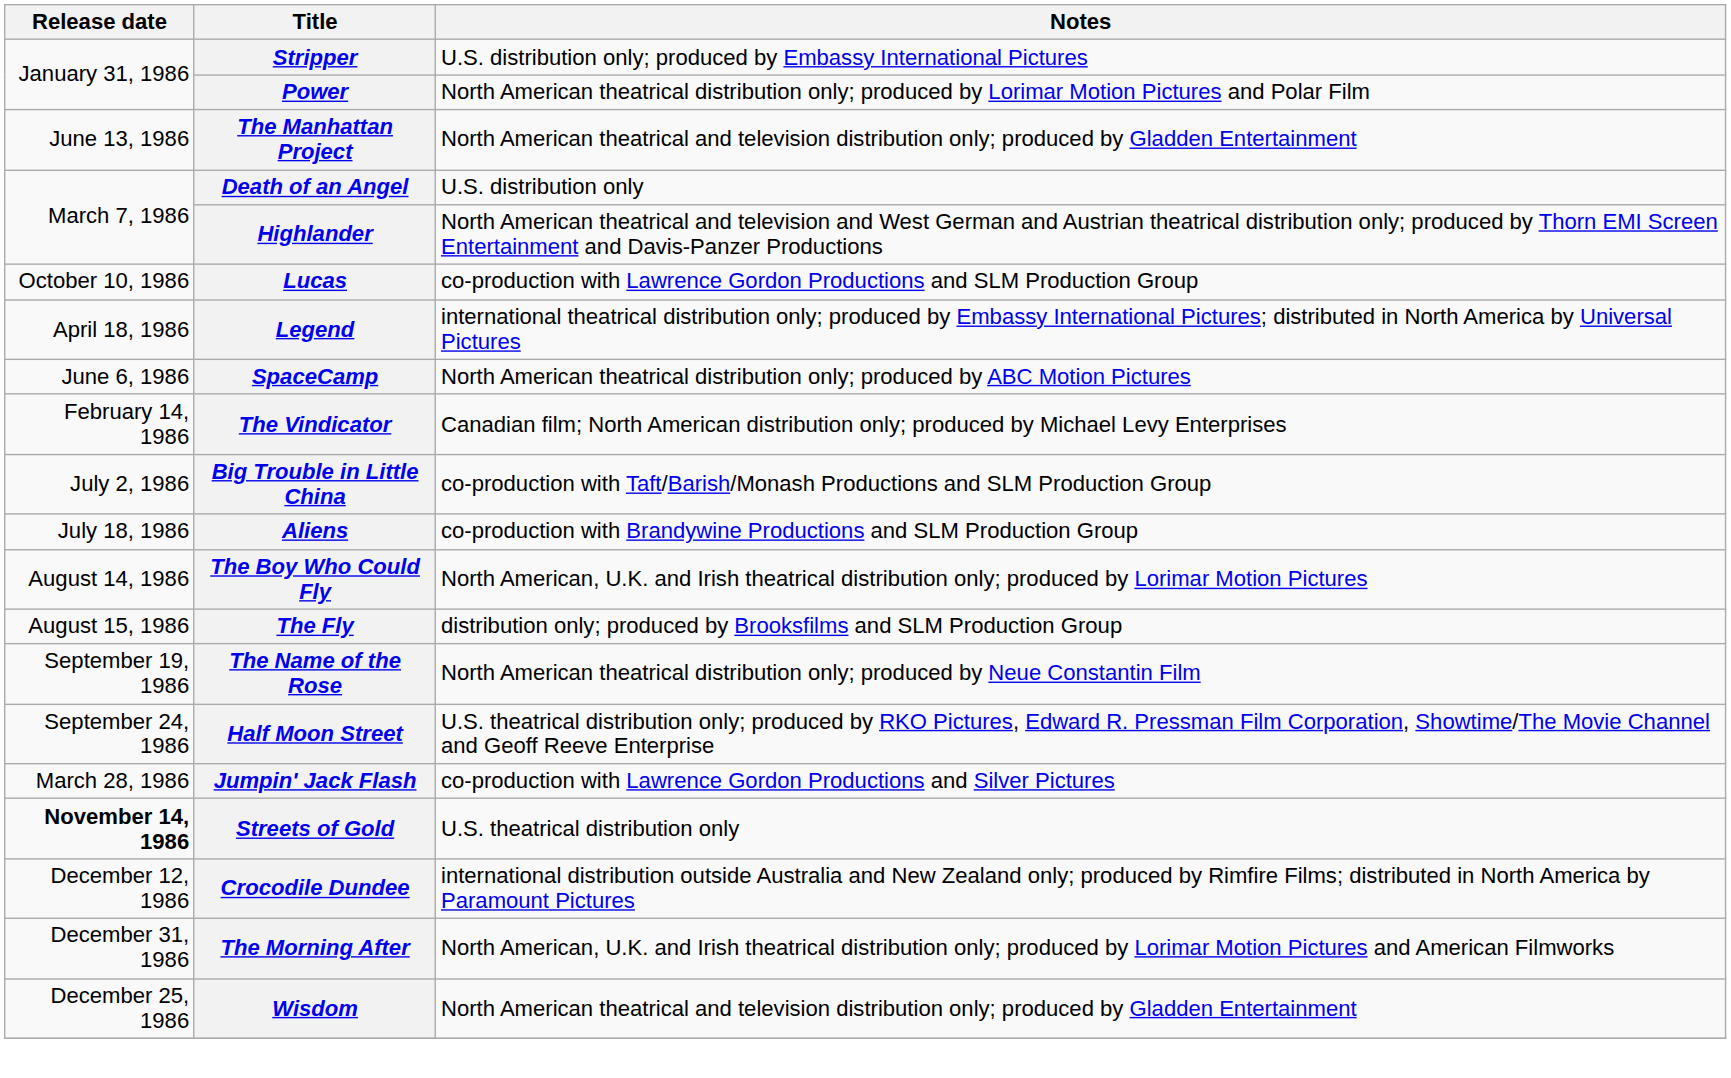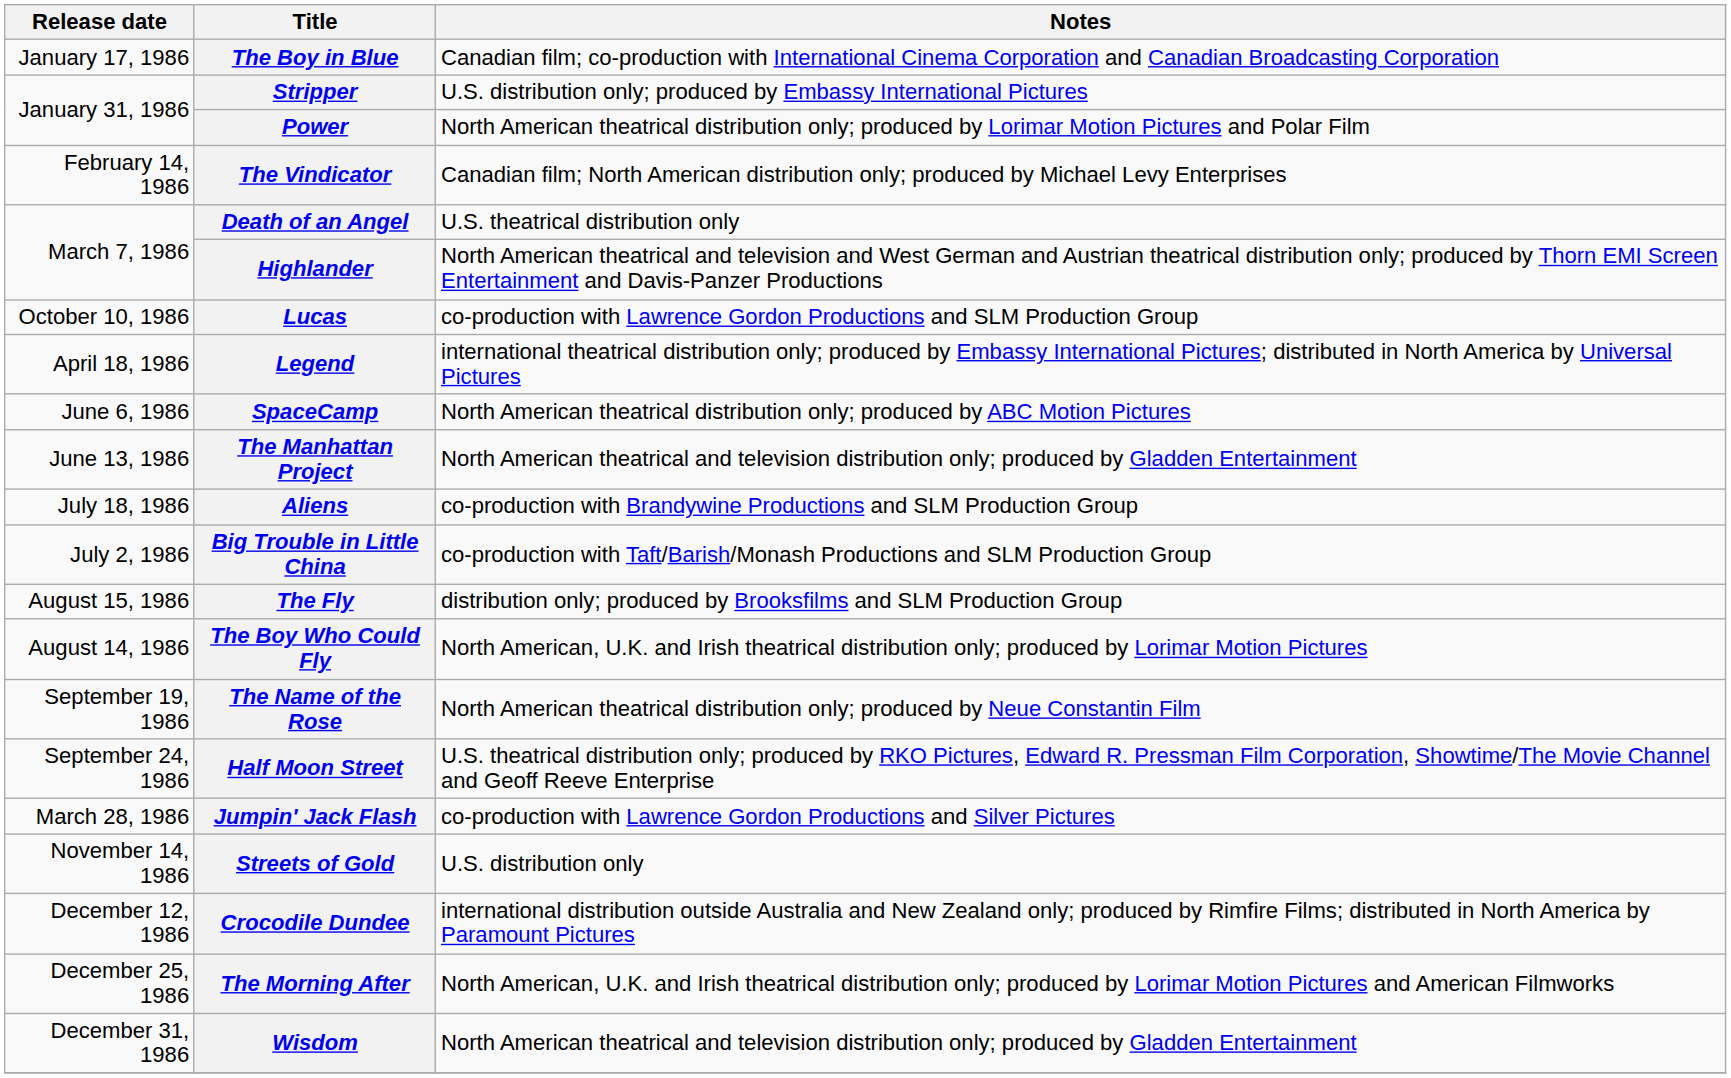+ row: (315, 57)
rows swapped: (315, 424) <-> (315, 139)
(542, 186) U.S. distribution only -> (590, 221) U.S. theatrical distribution only
rows swapped: (315, 483) <-> (315, 531)
rows swapped: (315, 578) <-> (315, 626)
(117, 828) bold -> (120, 863) normal
(590, 828) U.S. theatrical distribution only -> (542, 863) U.S. distribution only
(120, 948) December 31, 1986 -> (120, 983) December 25, 1986
(120, 1008) December 25, 1986 -> (120, 1043) December 31, 1986
